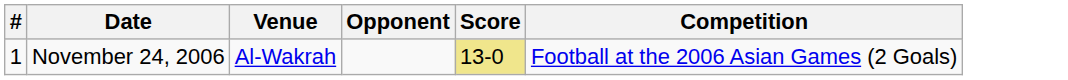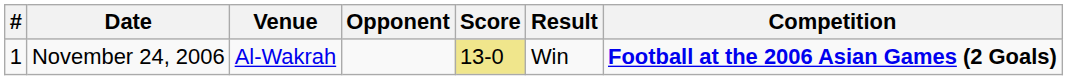+ column: (564, 21)
(744, 56) normal -> (832, 56) bold
